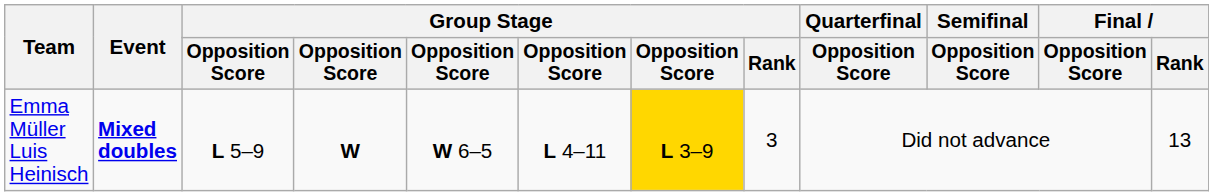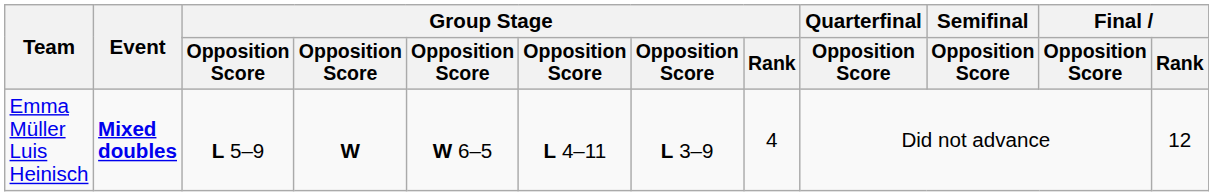(687, 152) gold background -> (687, 152) no background
(772, 140) 3 -> (772, 140) 4
(1180, 140) 13 -> (1180, 140) 12
